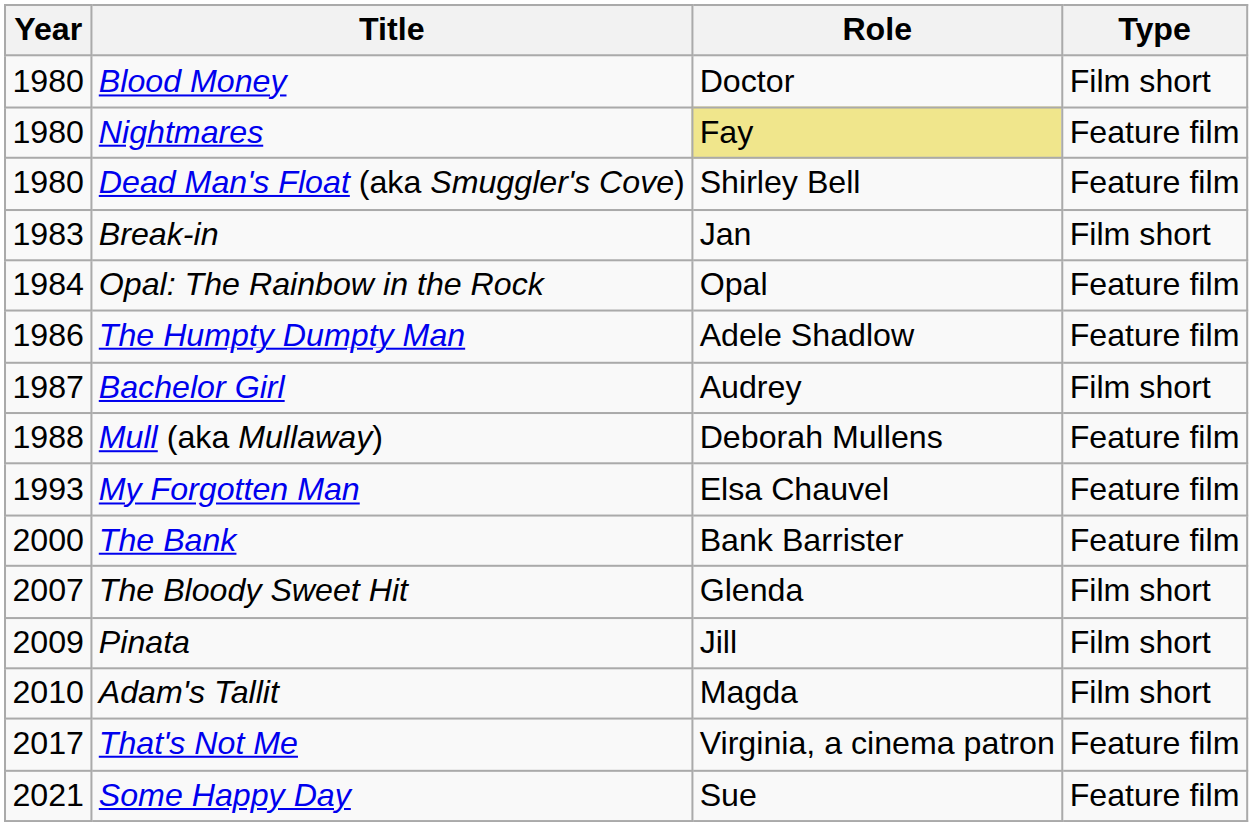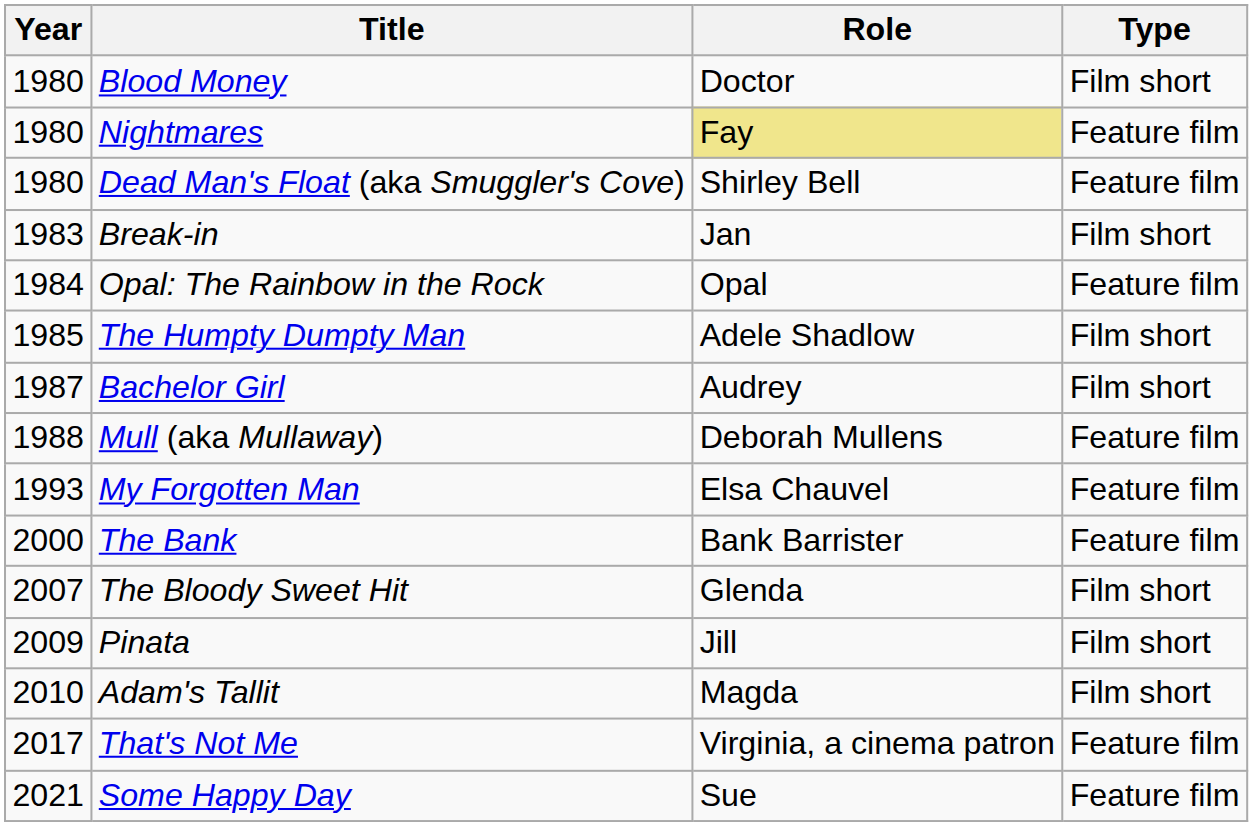(48, 336) 1986 -> (48, 336) 1985
(1155, 336) Feature film -> (1140, 336) Film short
